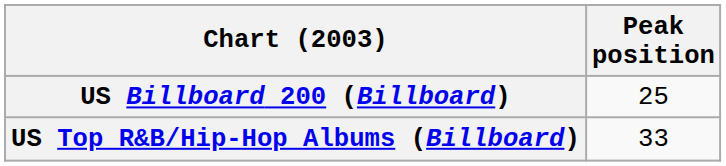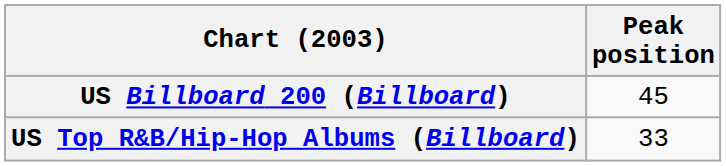(653, 97) 25 -> (653, 97) 45
